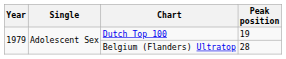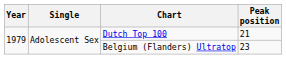(245, 34) 19 -> (245, 34) 21
(245, 47) 28 -> (245, 47) 23
